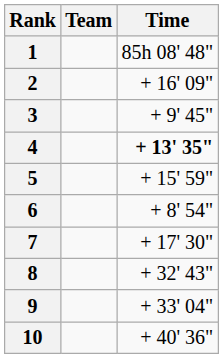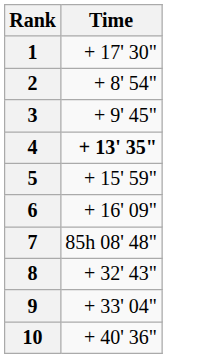- column: (89, 20)
(167, 52) 85h 08' 48" -> (120, 52) + 17' 30"
(177, 83) + 16' 09" -> (125, 83) + 8' 54"
(182, 210) + 8' 54" -> (120, 210) + 16' 09"
(177, 242) + 17' 30" -> (111, 242) 85h 08' 48"
